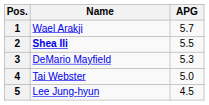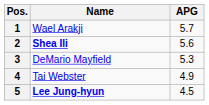(187, 44) 5.5 -> (187, 44) 5.6
(187, 76) 5.0 -> (187, 76) 4.9
(66, 92) normal -> (68, 92) bold
